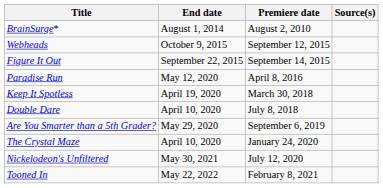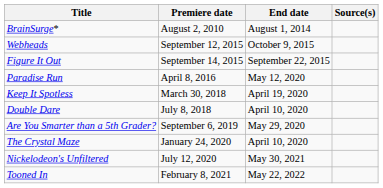columns swapped: (289, 12) <-> (202, 12)
